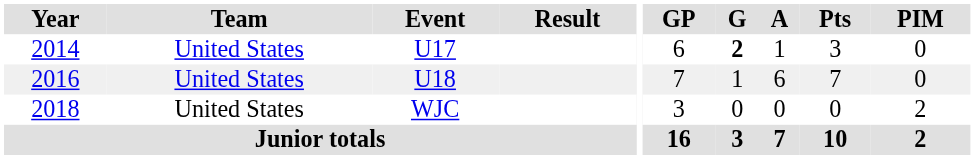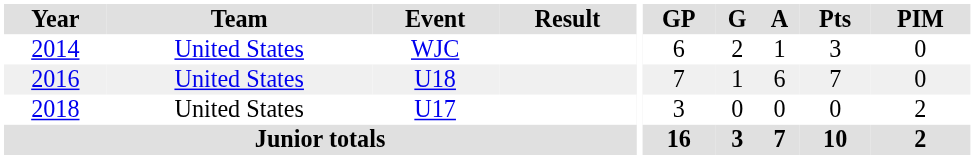(435, 49) U17 -> (435, 49) WJC
(737, 49) bold -> (737, 49) normal
(435, 109) WJC -> (435, 109) U17
